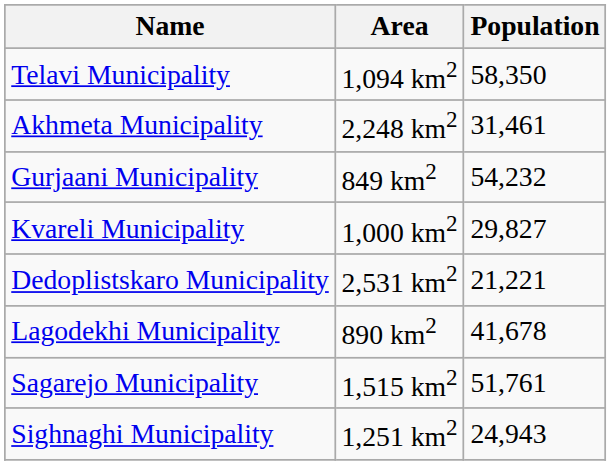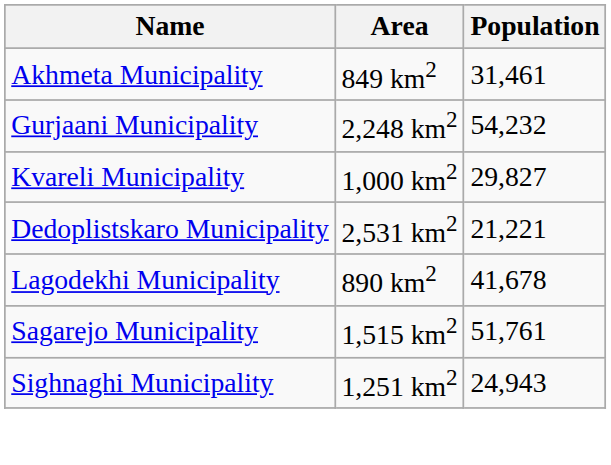- row: (121, 74)
(400, 125) 2,248 km2 -> (389, 74) 849 km2
(389, 176) 849 km2 -> (400, 125) 2,248 km2
